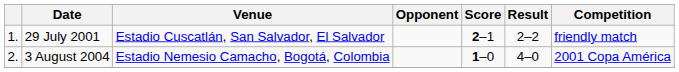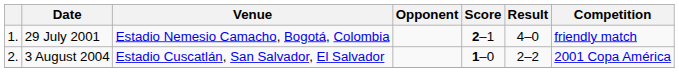(250, 36) Estadio Cuscatlán, San Salvador, El Salvador -> (253, 36) Estadio Nemesio Camacho, Bogotá, Colombia
(528, 36) 2–2 -> (528, 36) 4–0
(253, 57) Estadio Nemesio Camacho, Bogotá, Colombia -> (250, 57) Estadio Cuscatlán, San Salvador, El Salvador
(528, 57) 4–0 -> (528, 57) 2–2
